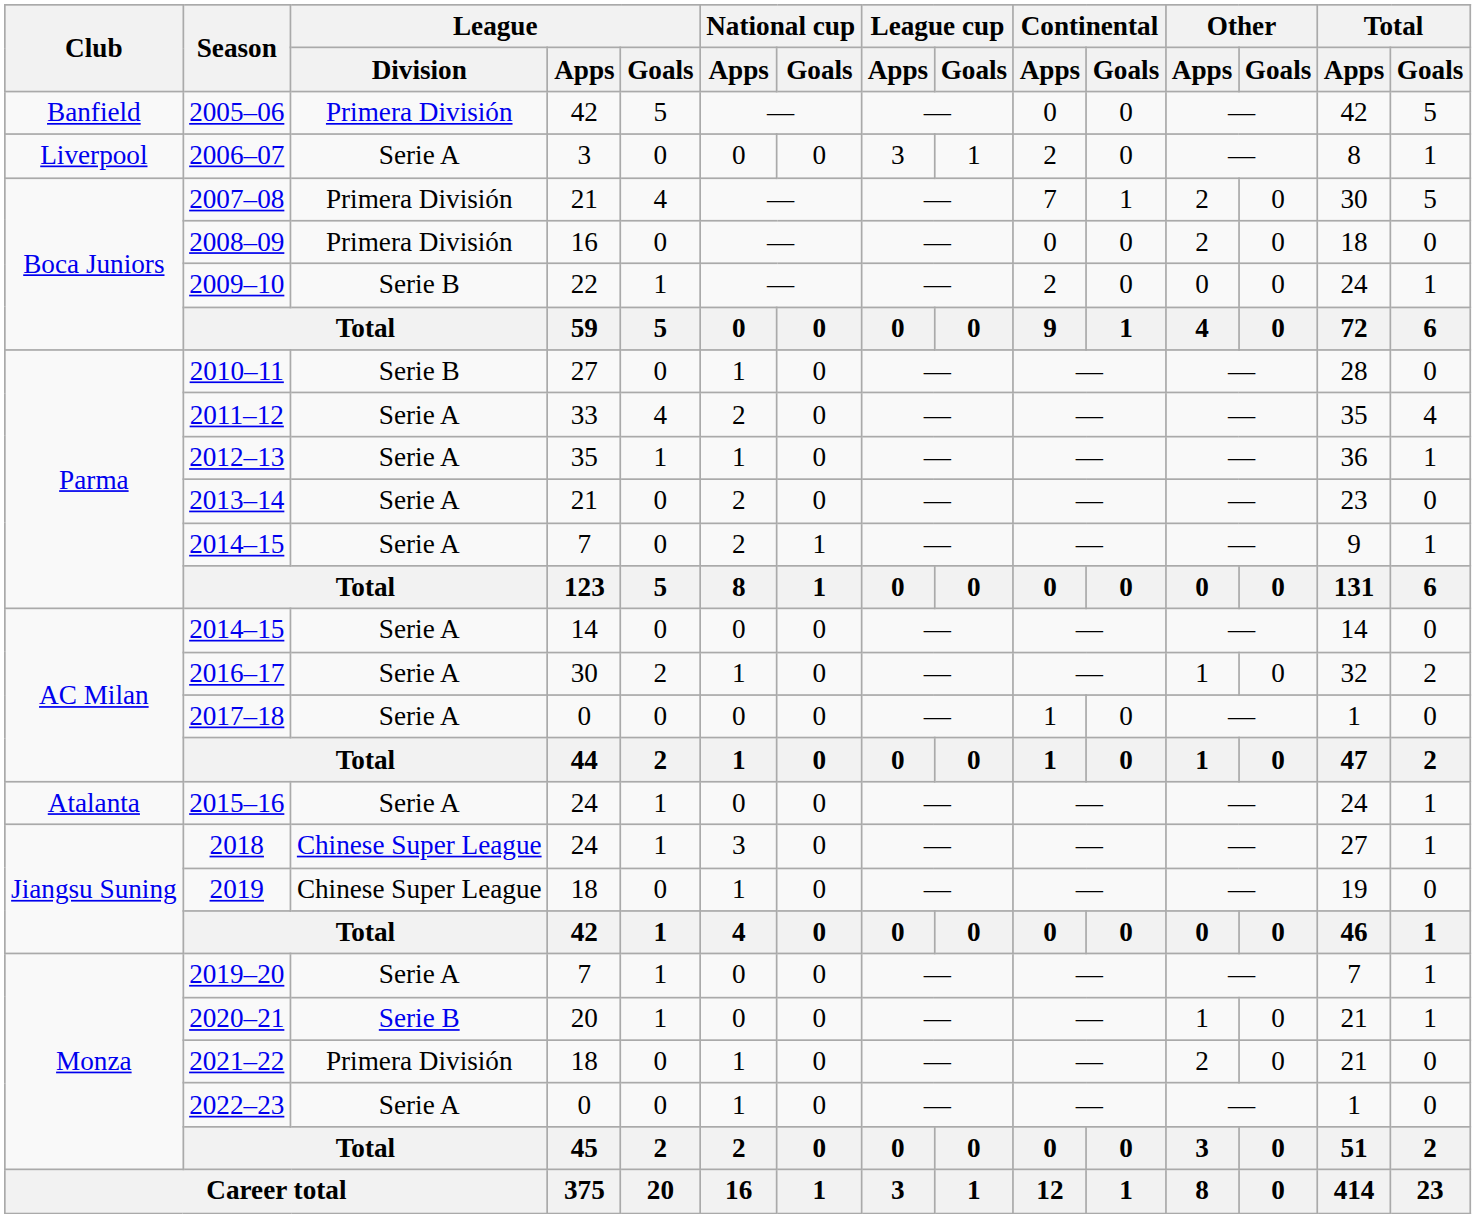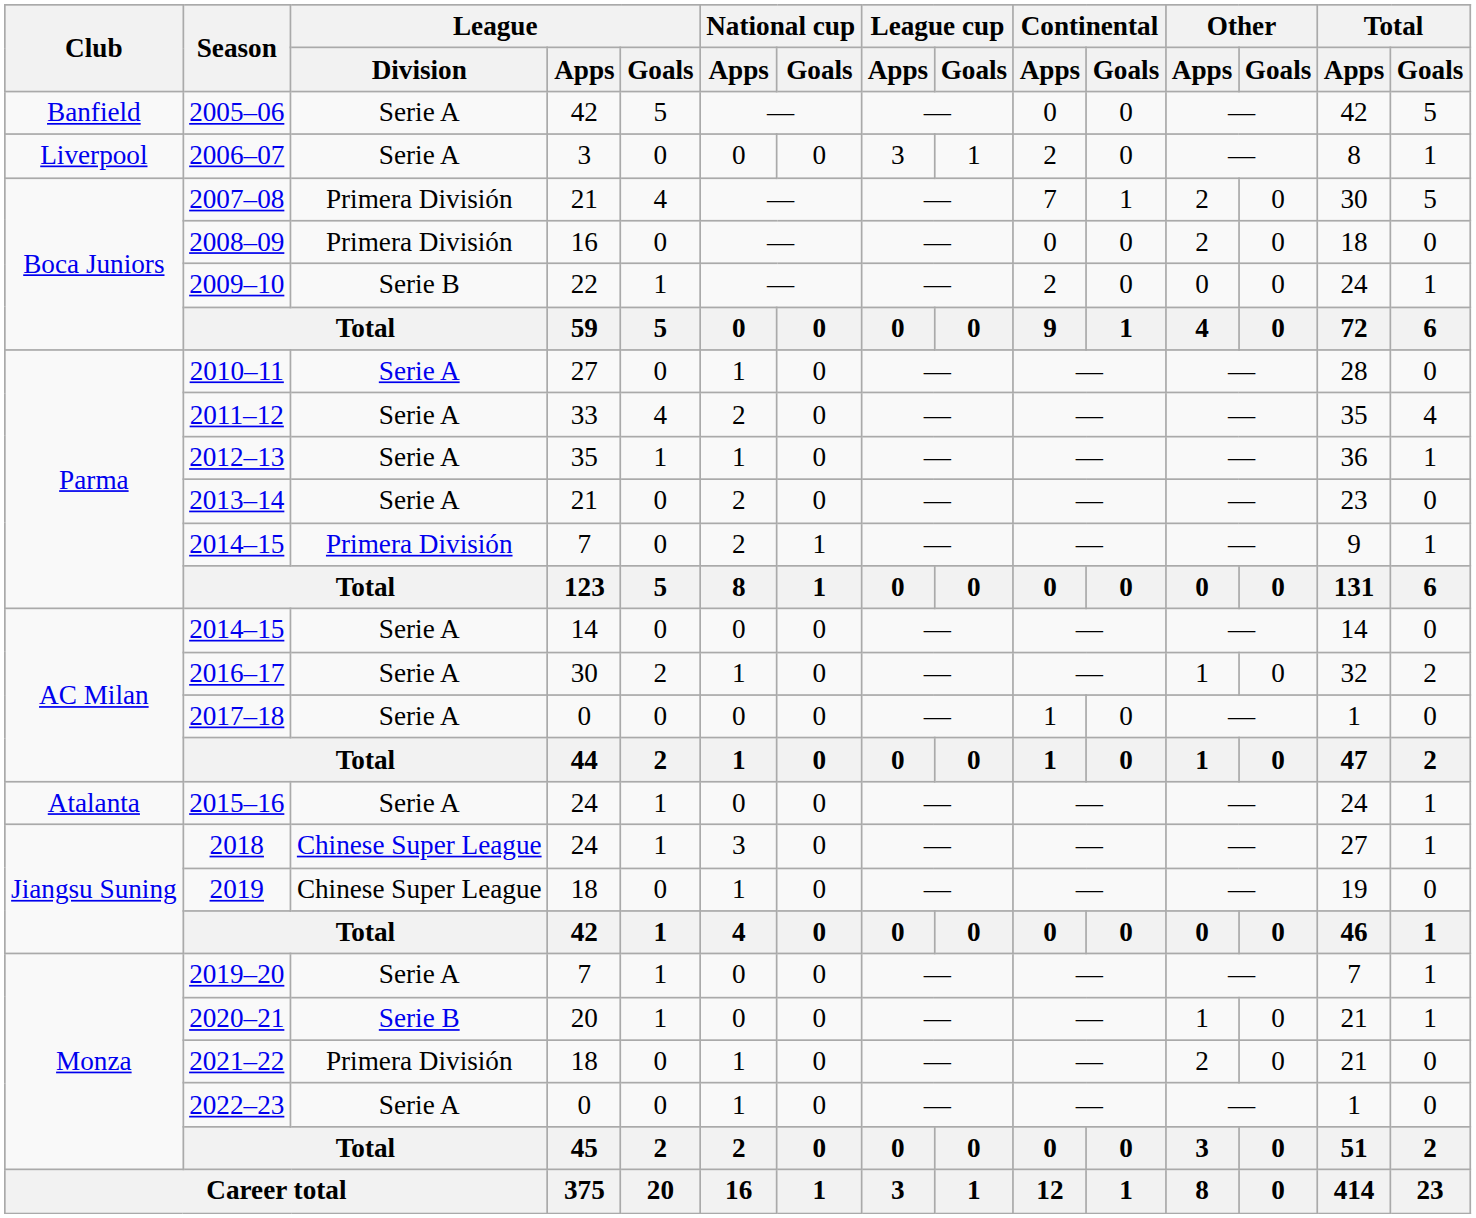(419, 112) Primera División -> (419, 112) Serie A
(419, 371) Serie B -> (419, 371) Serie A
(419, 543) Serie A -> (419, 543) Primera División
